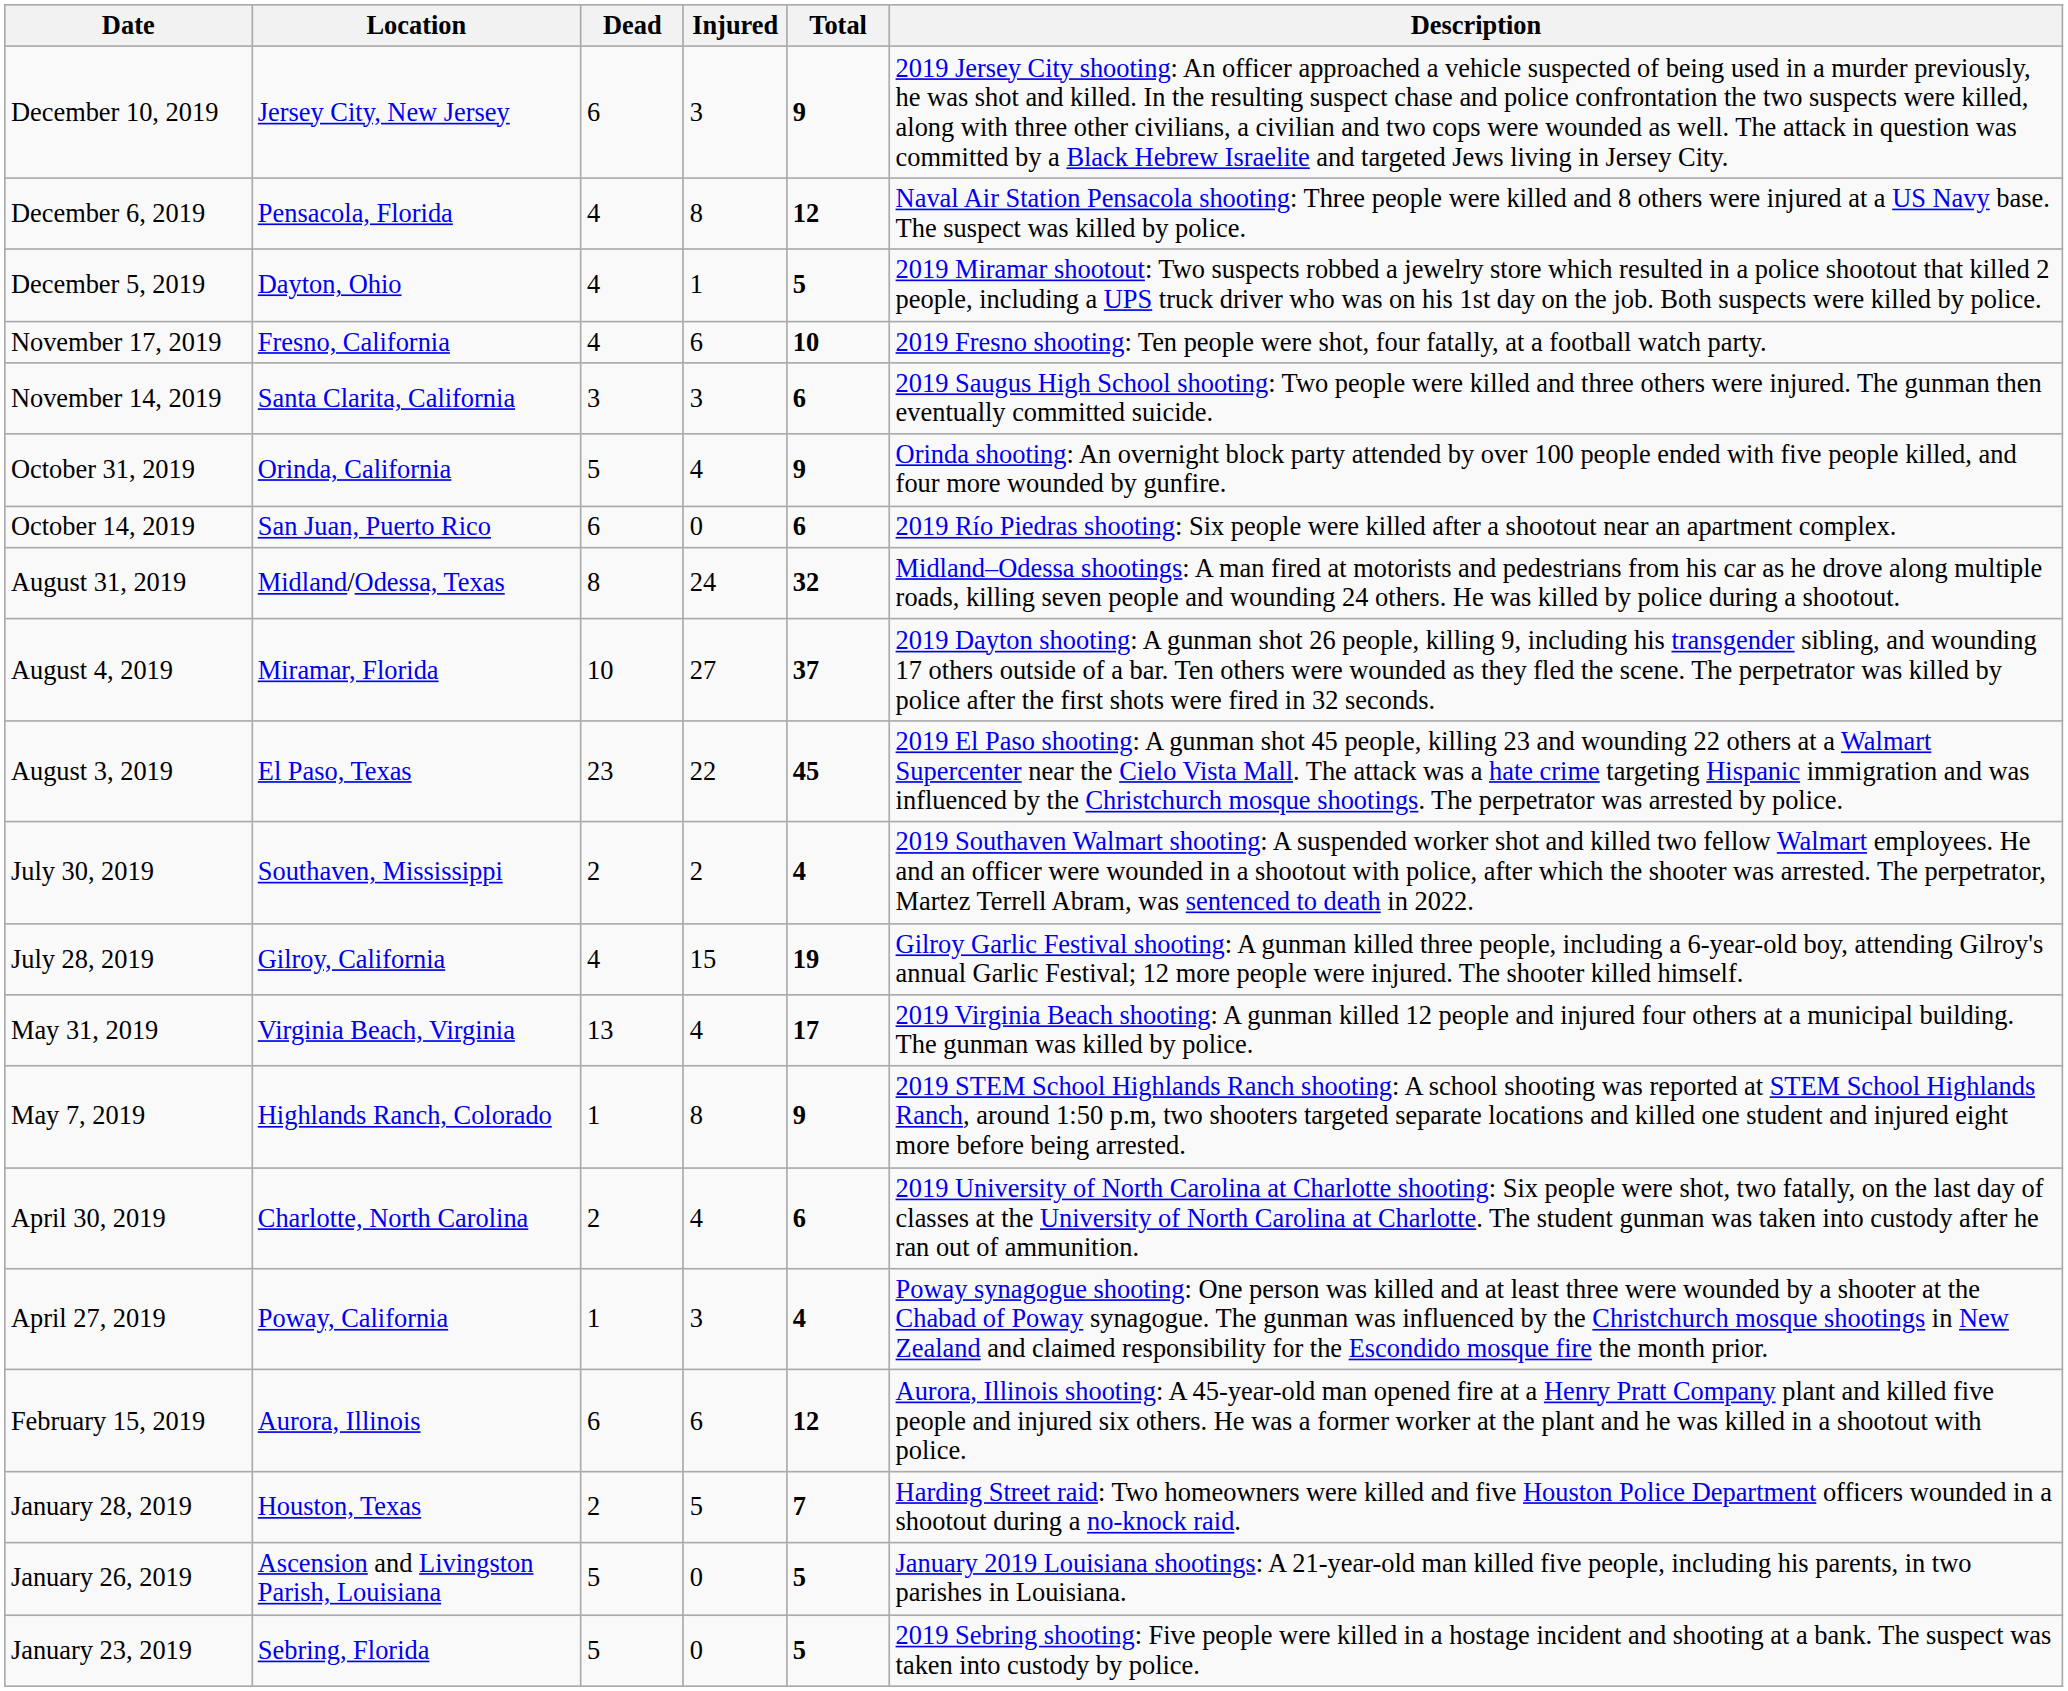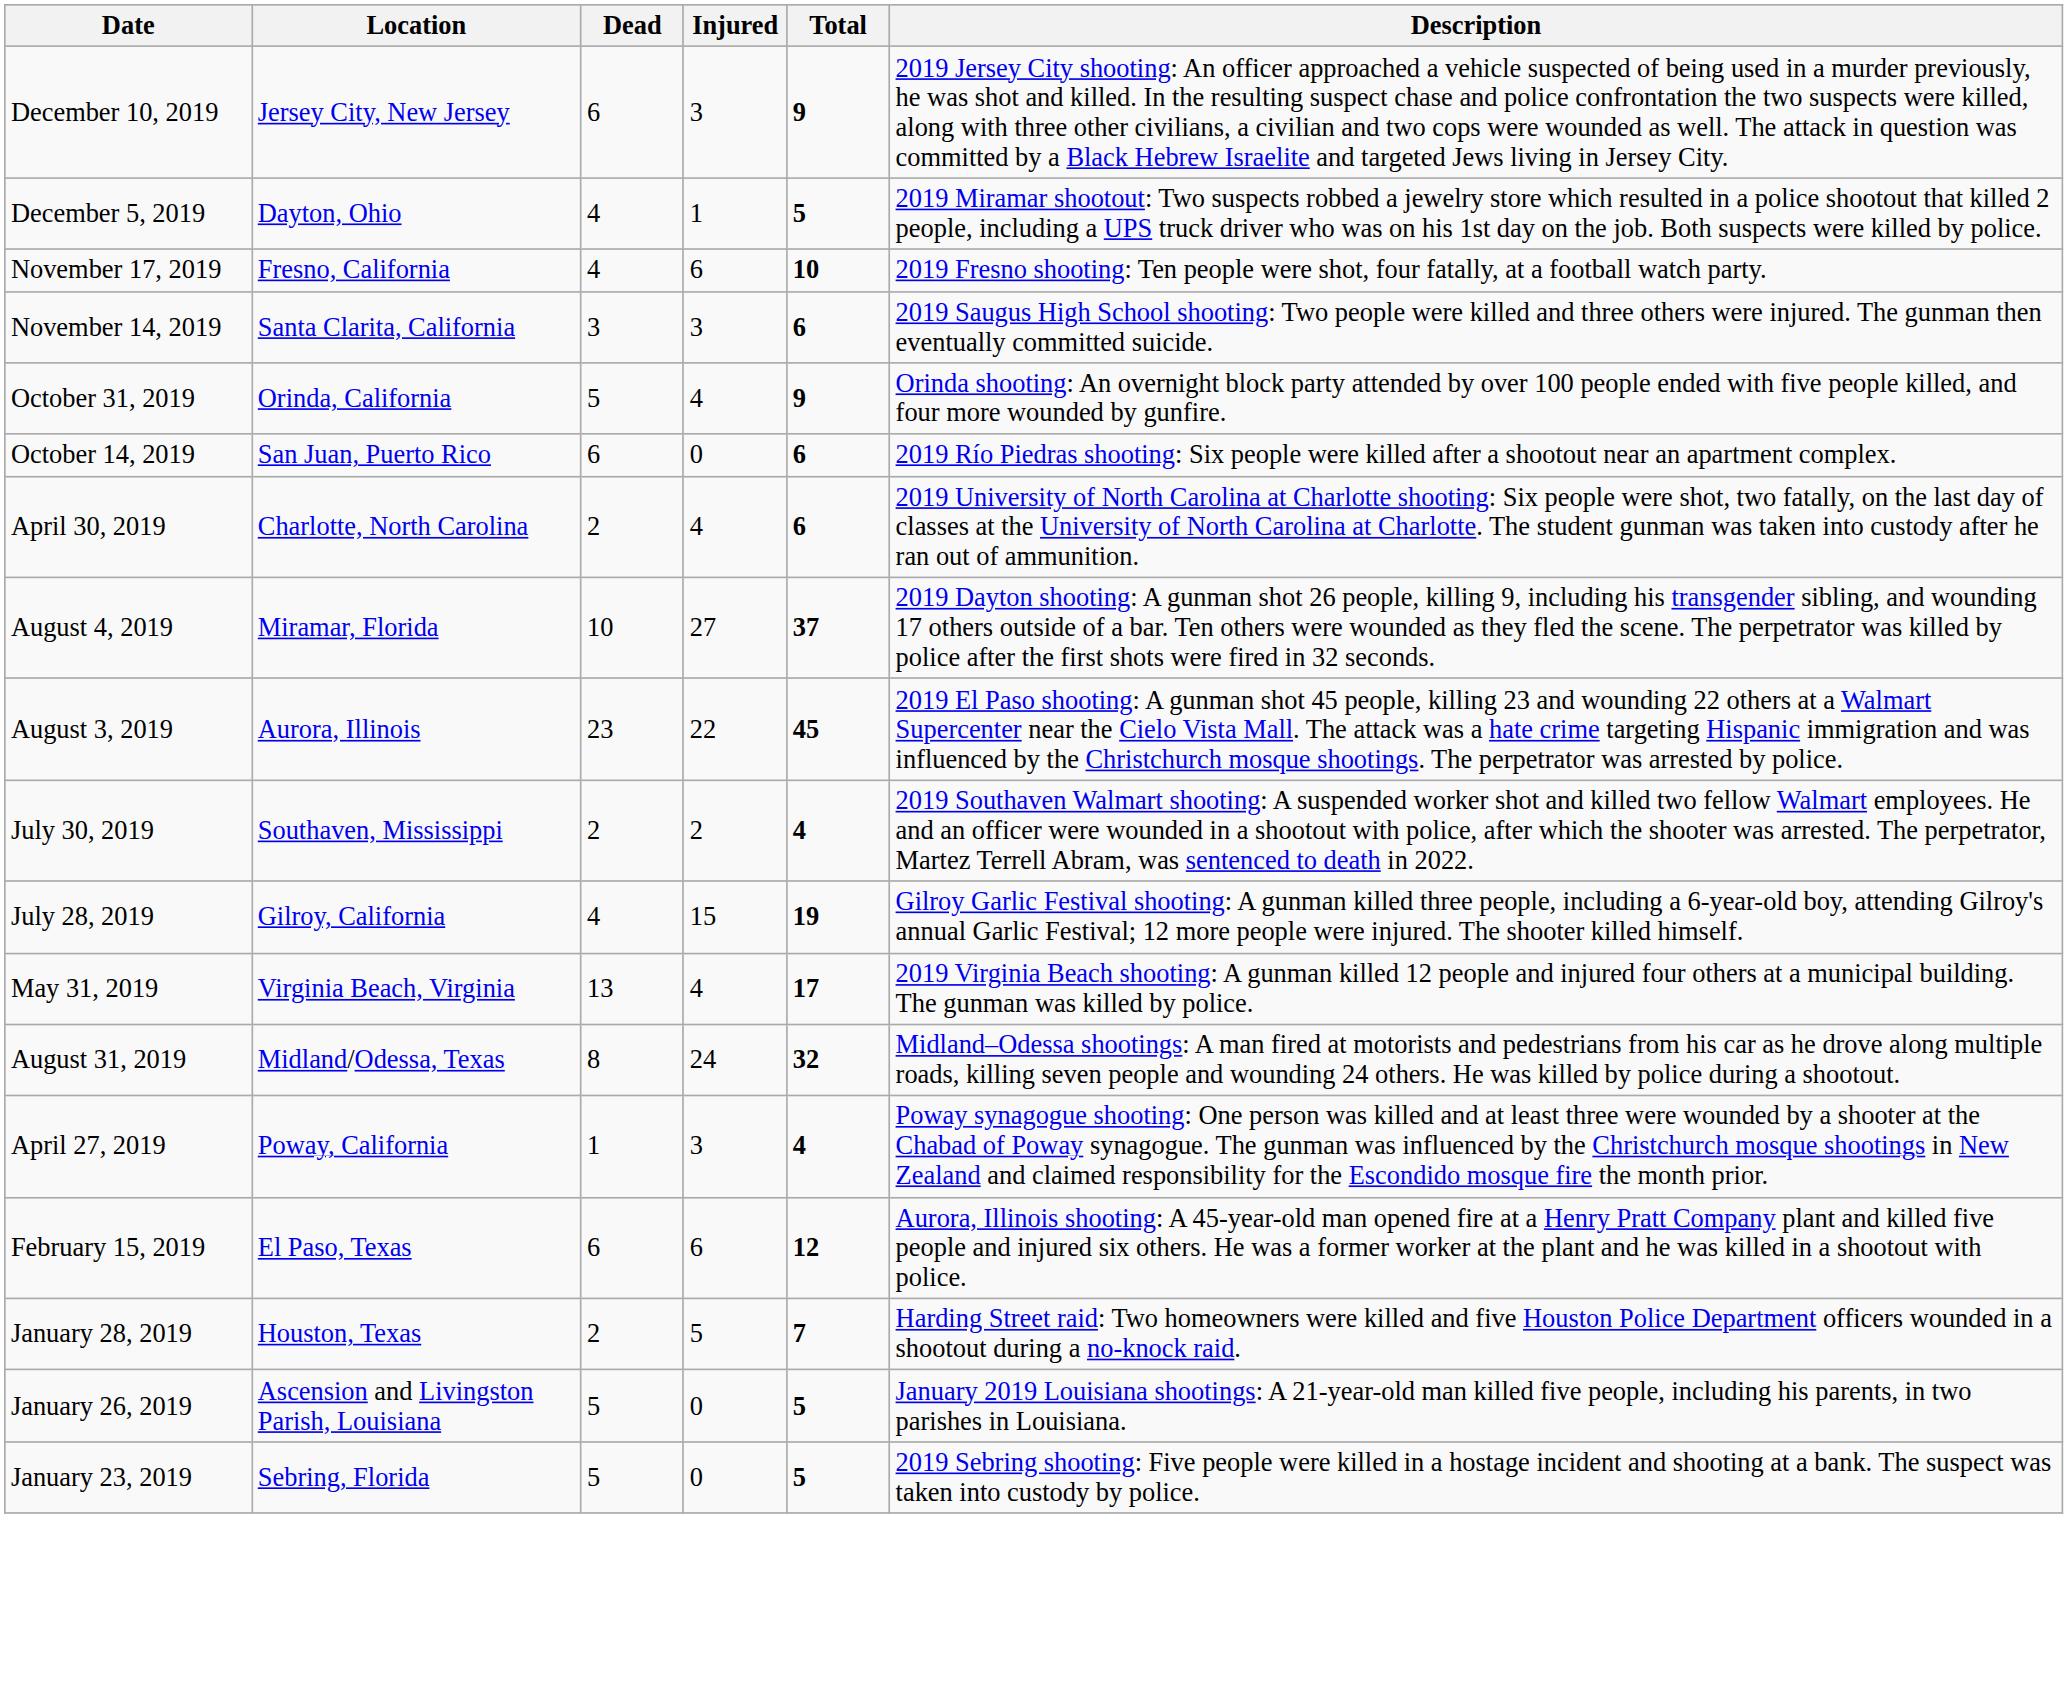- row: (108, 213)
rows swapped: (99, 583) <-> (88, 1217)
(335, 770) El Paso, Texas -> (339, 728) Aurora, Illinois
- row: (78, 1116)
(339, 1420) Aurora, Illinois -> (335, 1247) El Paso, Texas
